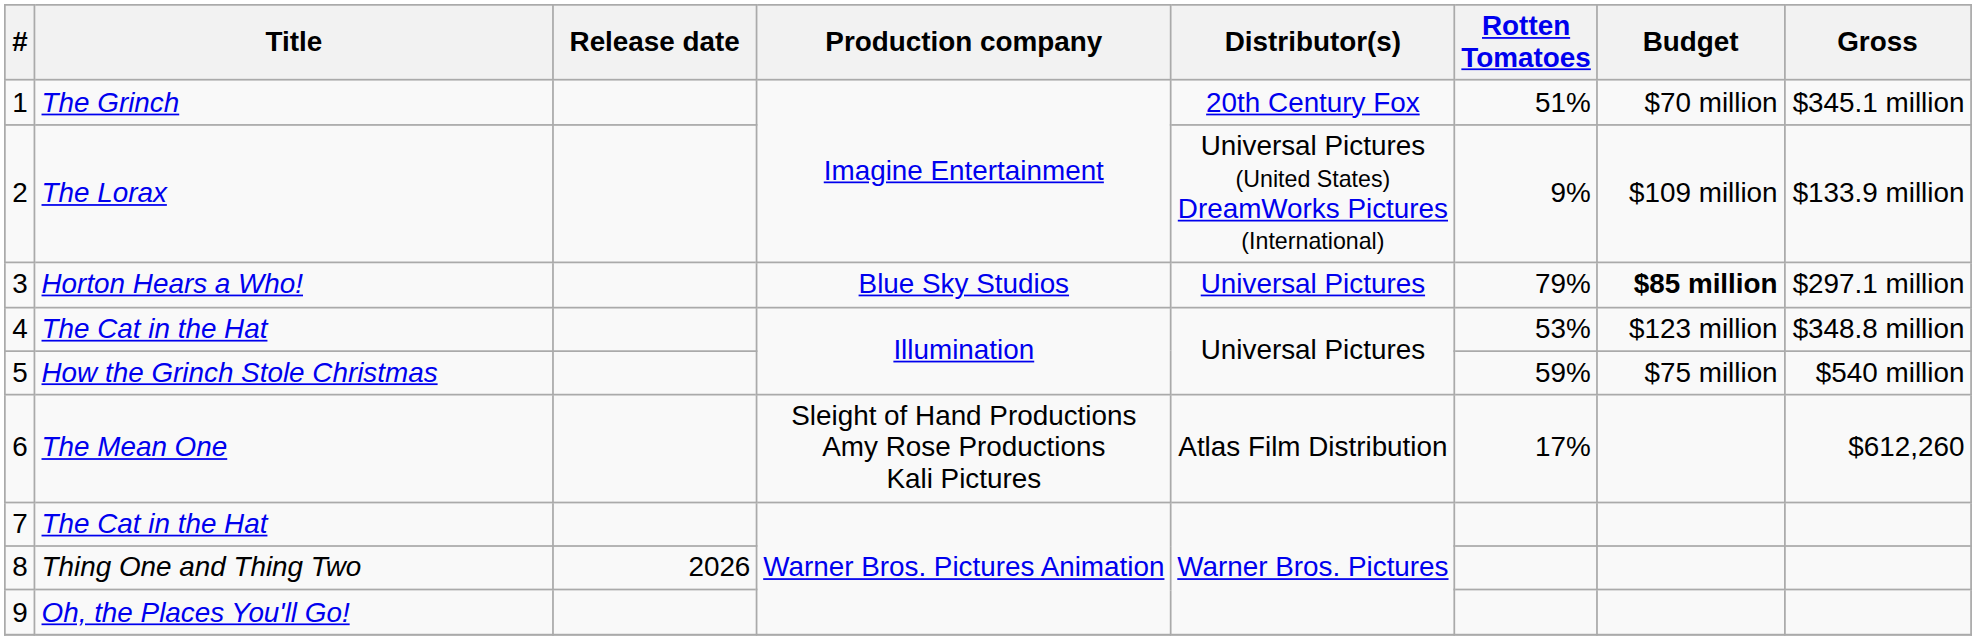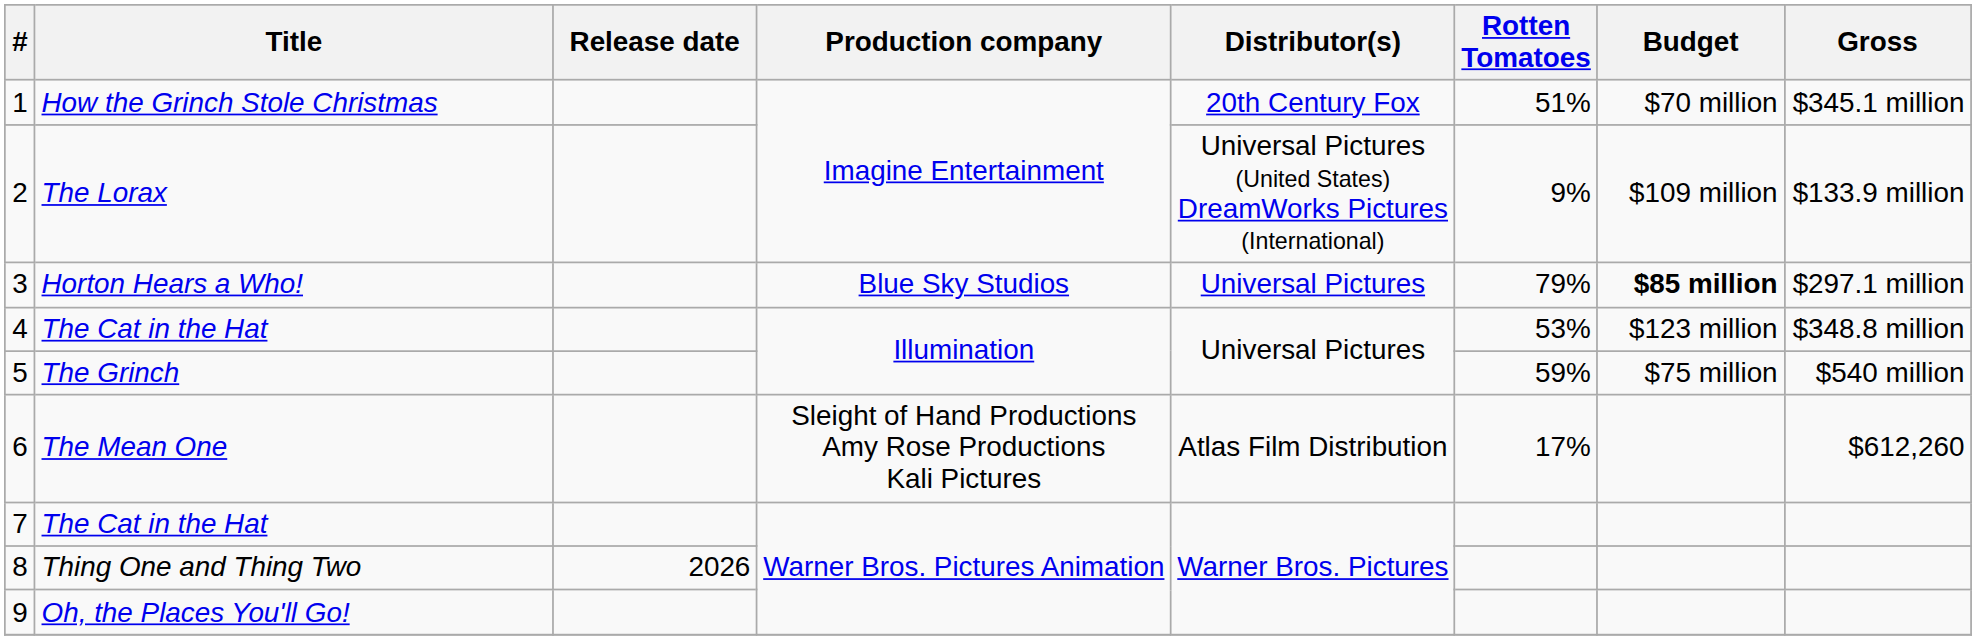(110, 102) The Grinch -> (240, 102) How the Grinch Stole Christmas
(240, 372) How the Grinch Stole Christmas -> (110, 372) The Grinch
